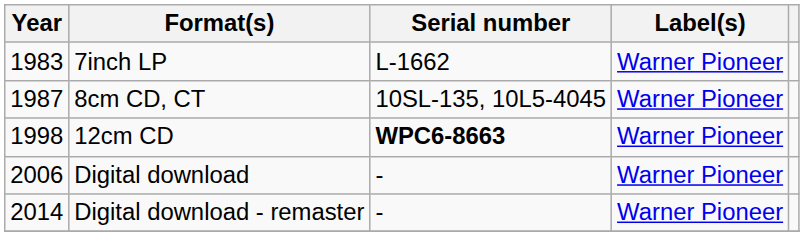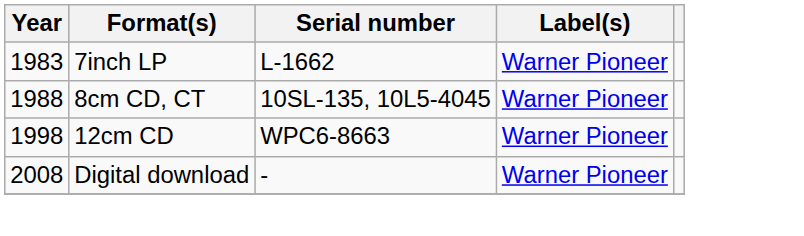(37, 99) 1987 -> (37, 99) 1988
(440, 136) bold -> (325, 136) normal
(37, 174) 2006 -> (37, 174) 2008
- row: (219, 212)
